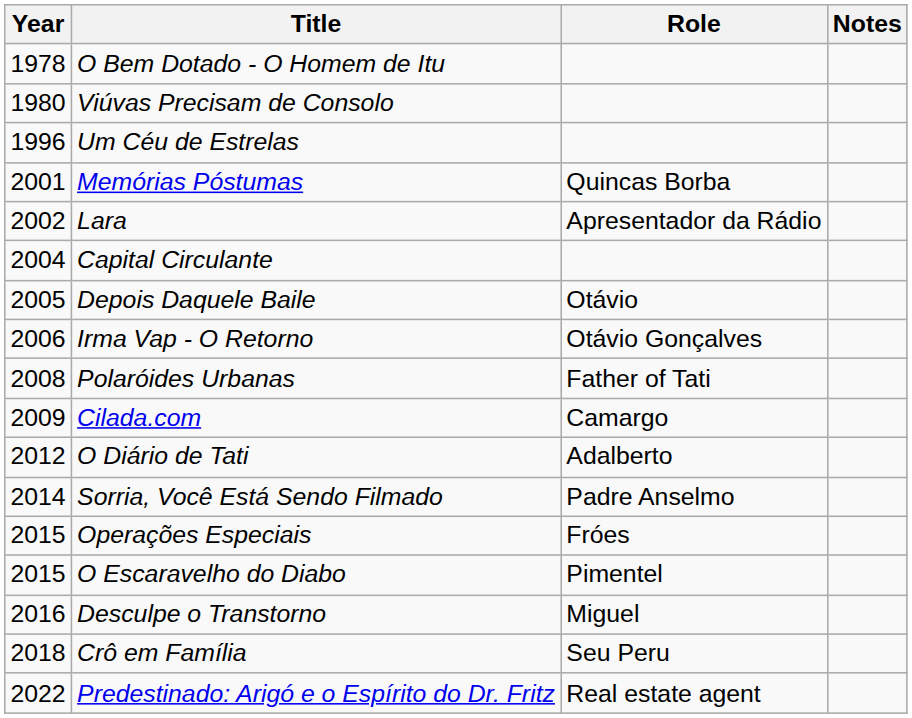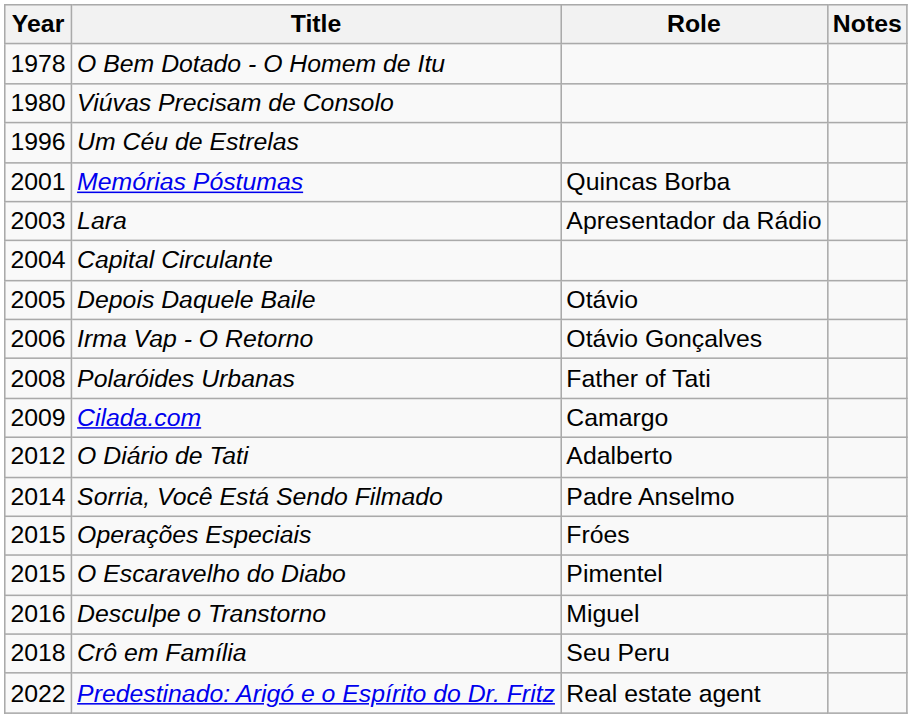(38, 220) 2002 -> (38, 220) 2003
